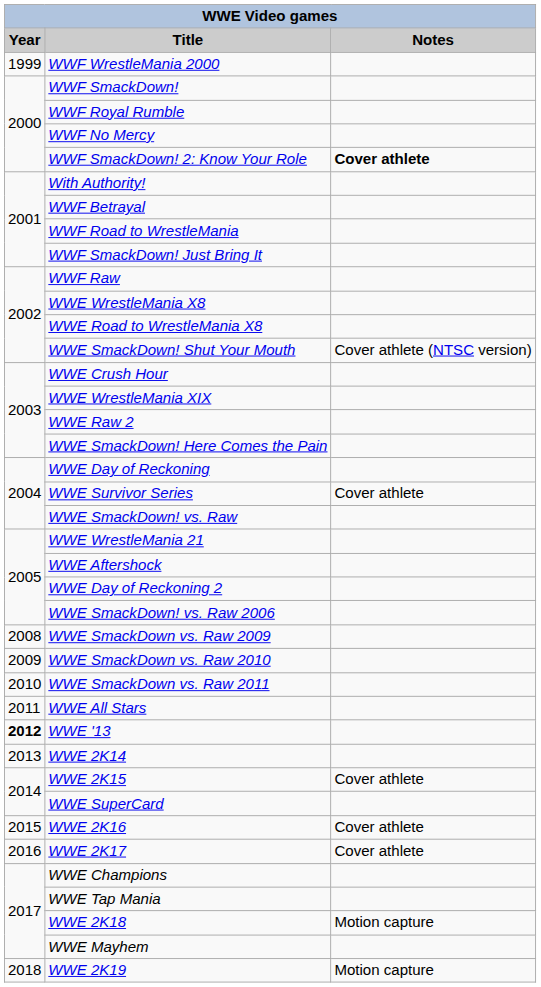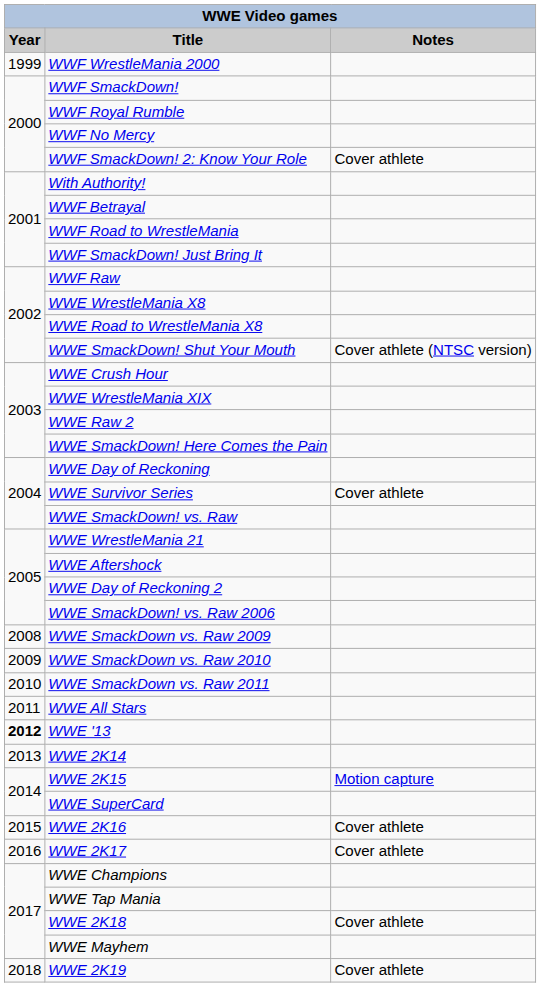(382, 159) bold -> (379, 159) normal
(379, 779) Cover athlete -> (384, 779) Motion capture
(384, 922) Motion capture -> (379, 922) Cover athlete
(384, 970) Motion capture -> (379, 970) Cover athlete
